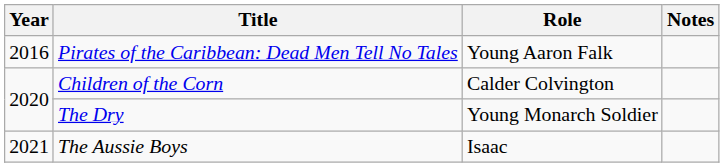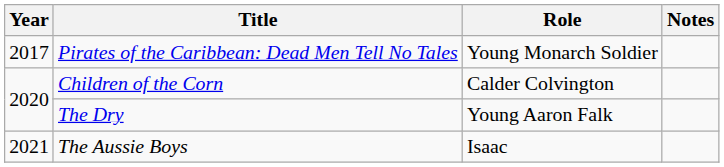(29, 51) 2016 -> (29, 51) 2017
(540, 51) Young Aaron Falk -> (562, 51) Young Monarch Soldier
(562, 114) Young Monarch Soldier -> (540, 114) Young Aaron Falk
